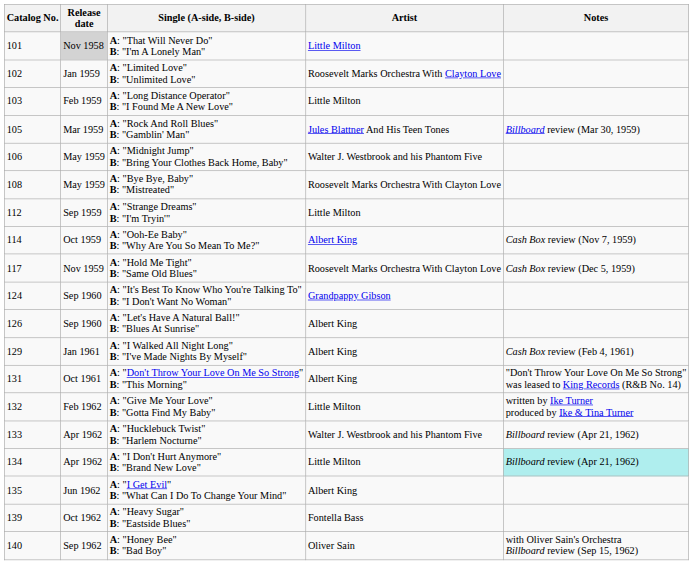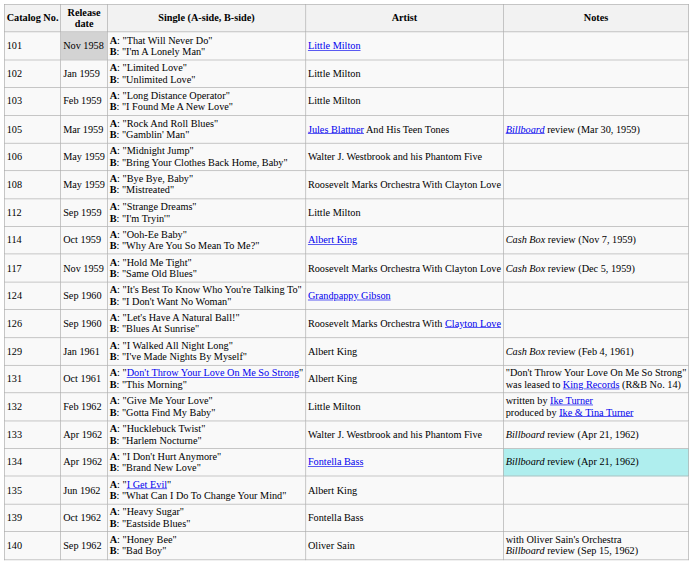(404, 73) Roosevelt Marks Orchestra With Clayton Love -> (334, 73) Little Milton
(333, 323) Albert King -> (404, 323) Roosevelt Marks Orchestra With Clayton Love
(334, 462) Little Milton -> (336, 462) Fontella Bass
